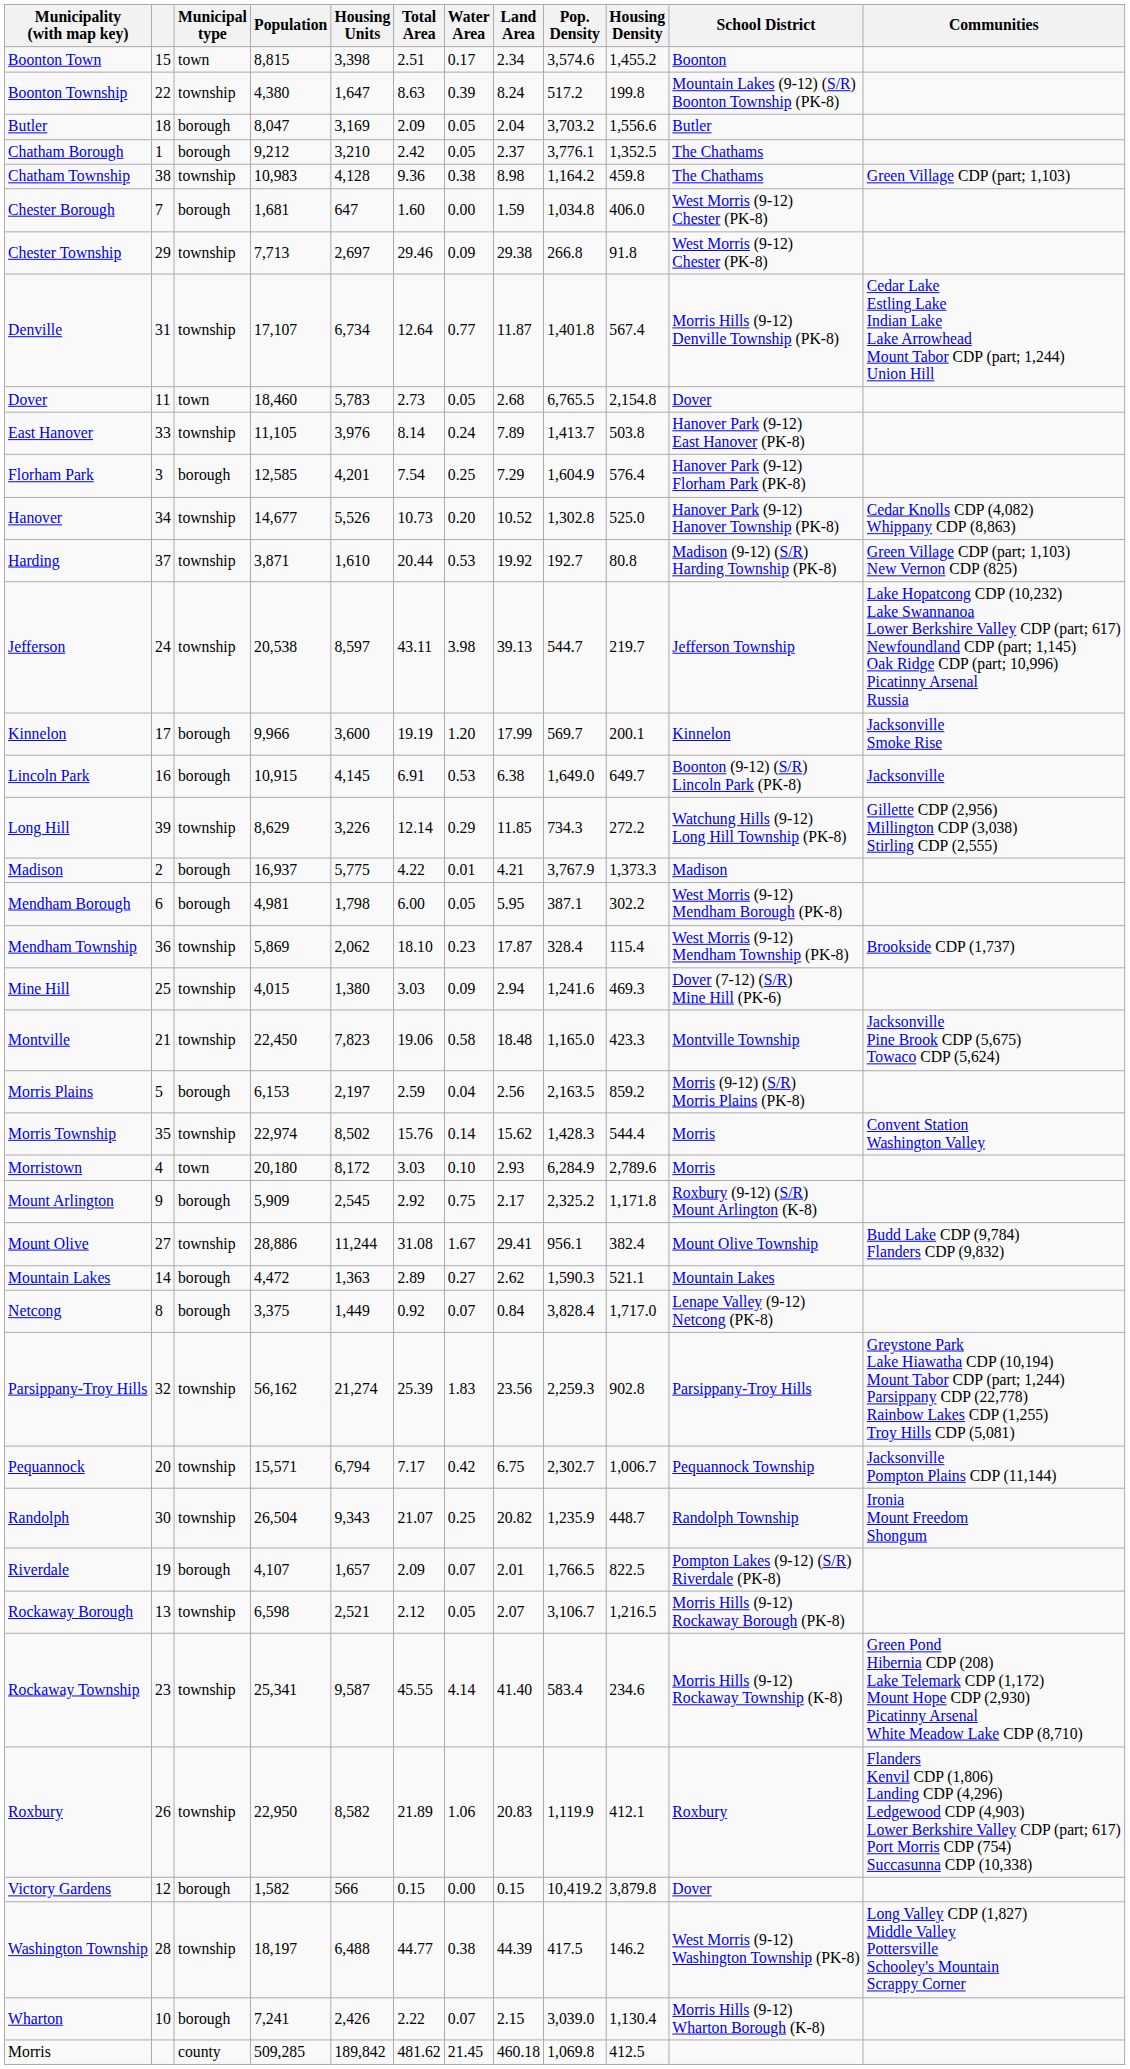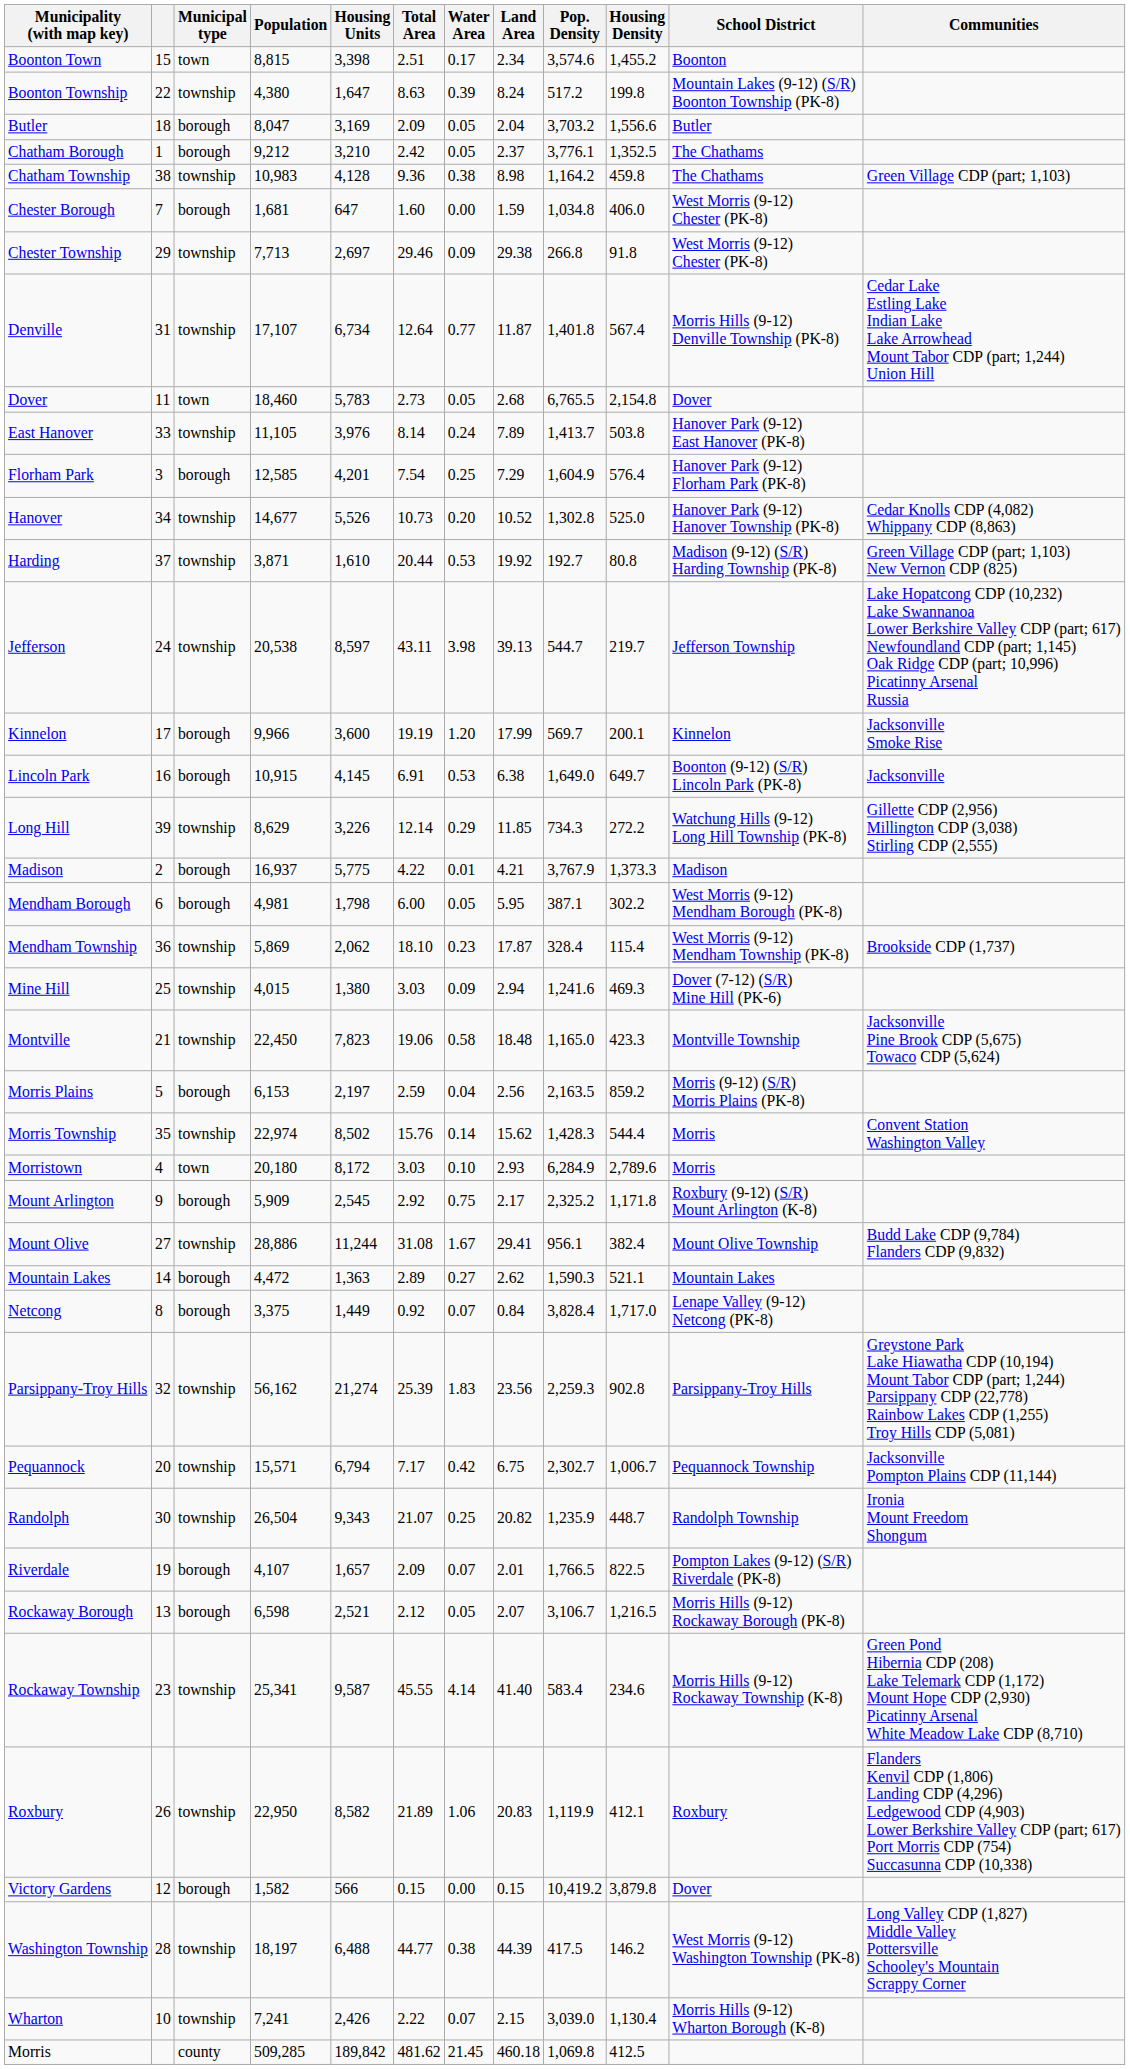(207, 1612) township -> (204, 1612) borough
(204, 2018) borough -> (207, 2018) township
